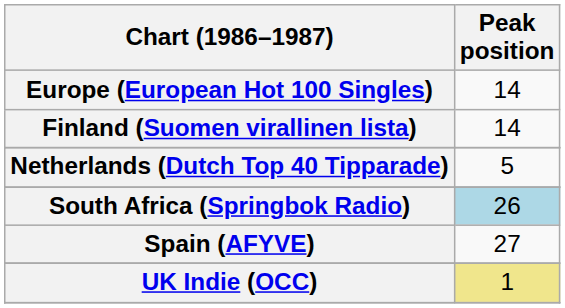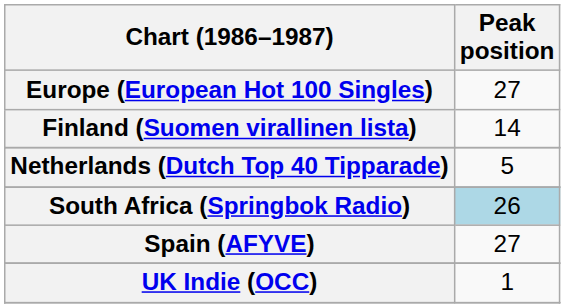(507, 89) 14 -> (507, 89) 27
(507, 282) khaki background -> (507, 282) no background
